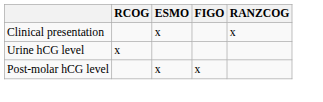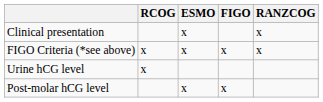+ row: (71, 50)
